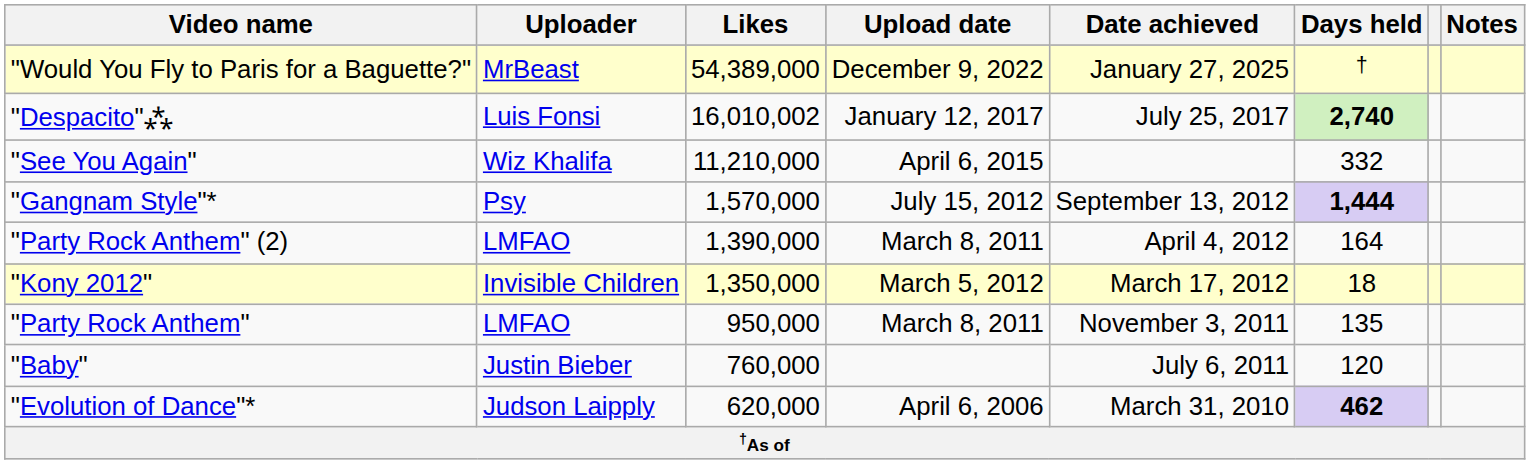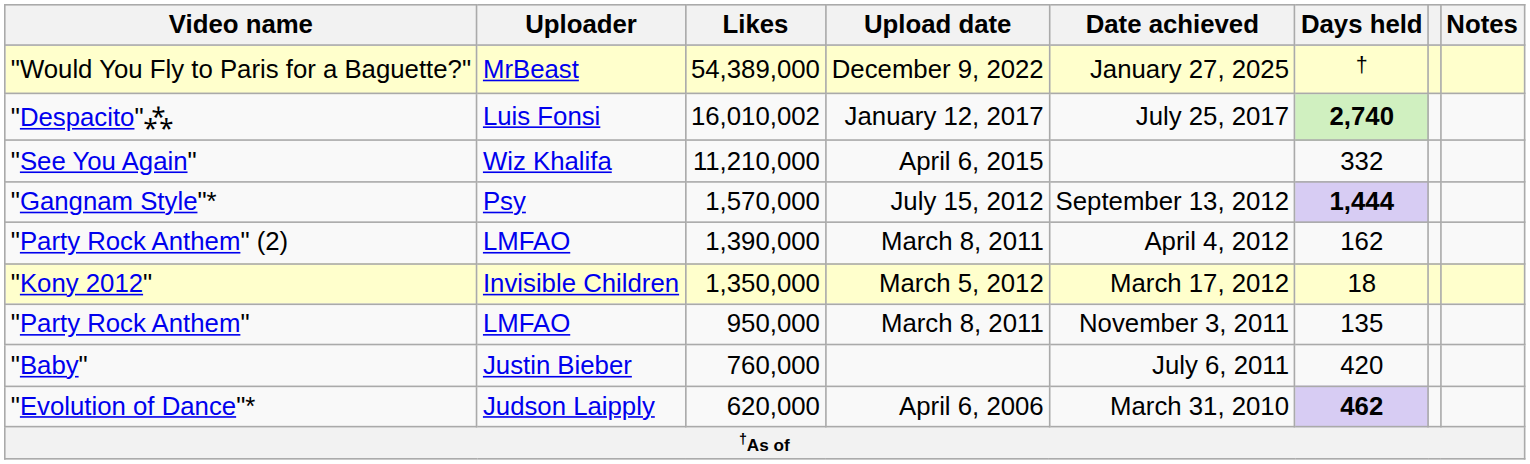(1362, 242) 164 -> (1362, 242) 162
(1362, 365) 120 -> (1362, 365) 420
